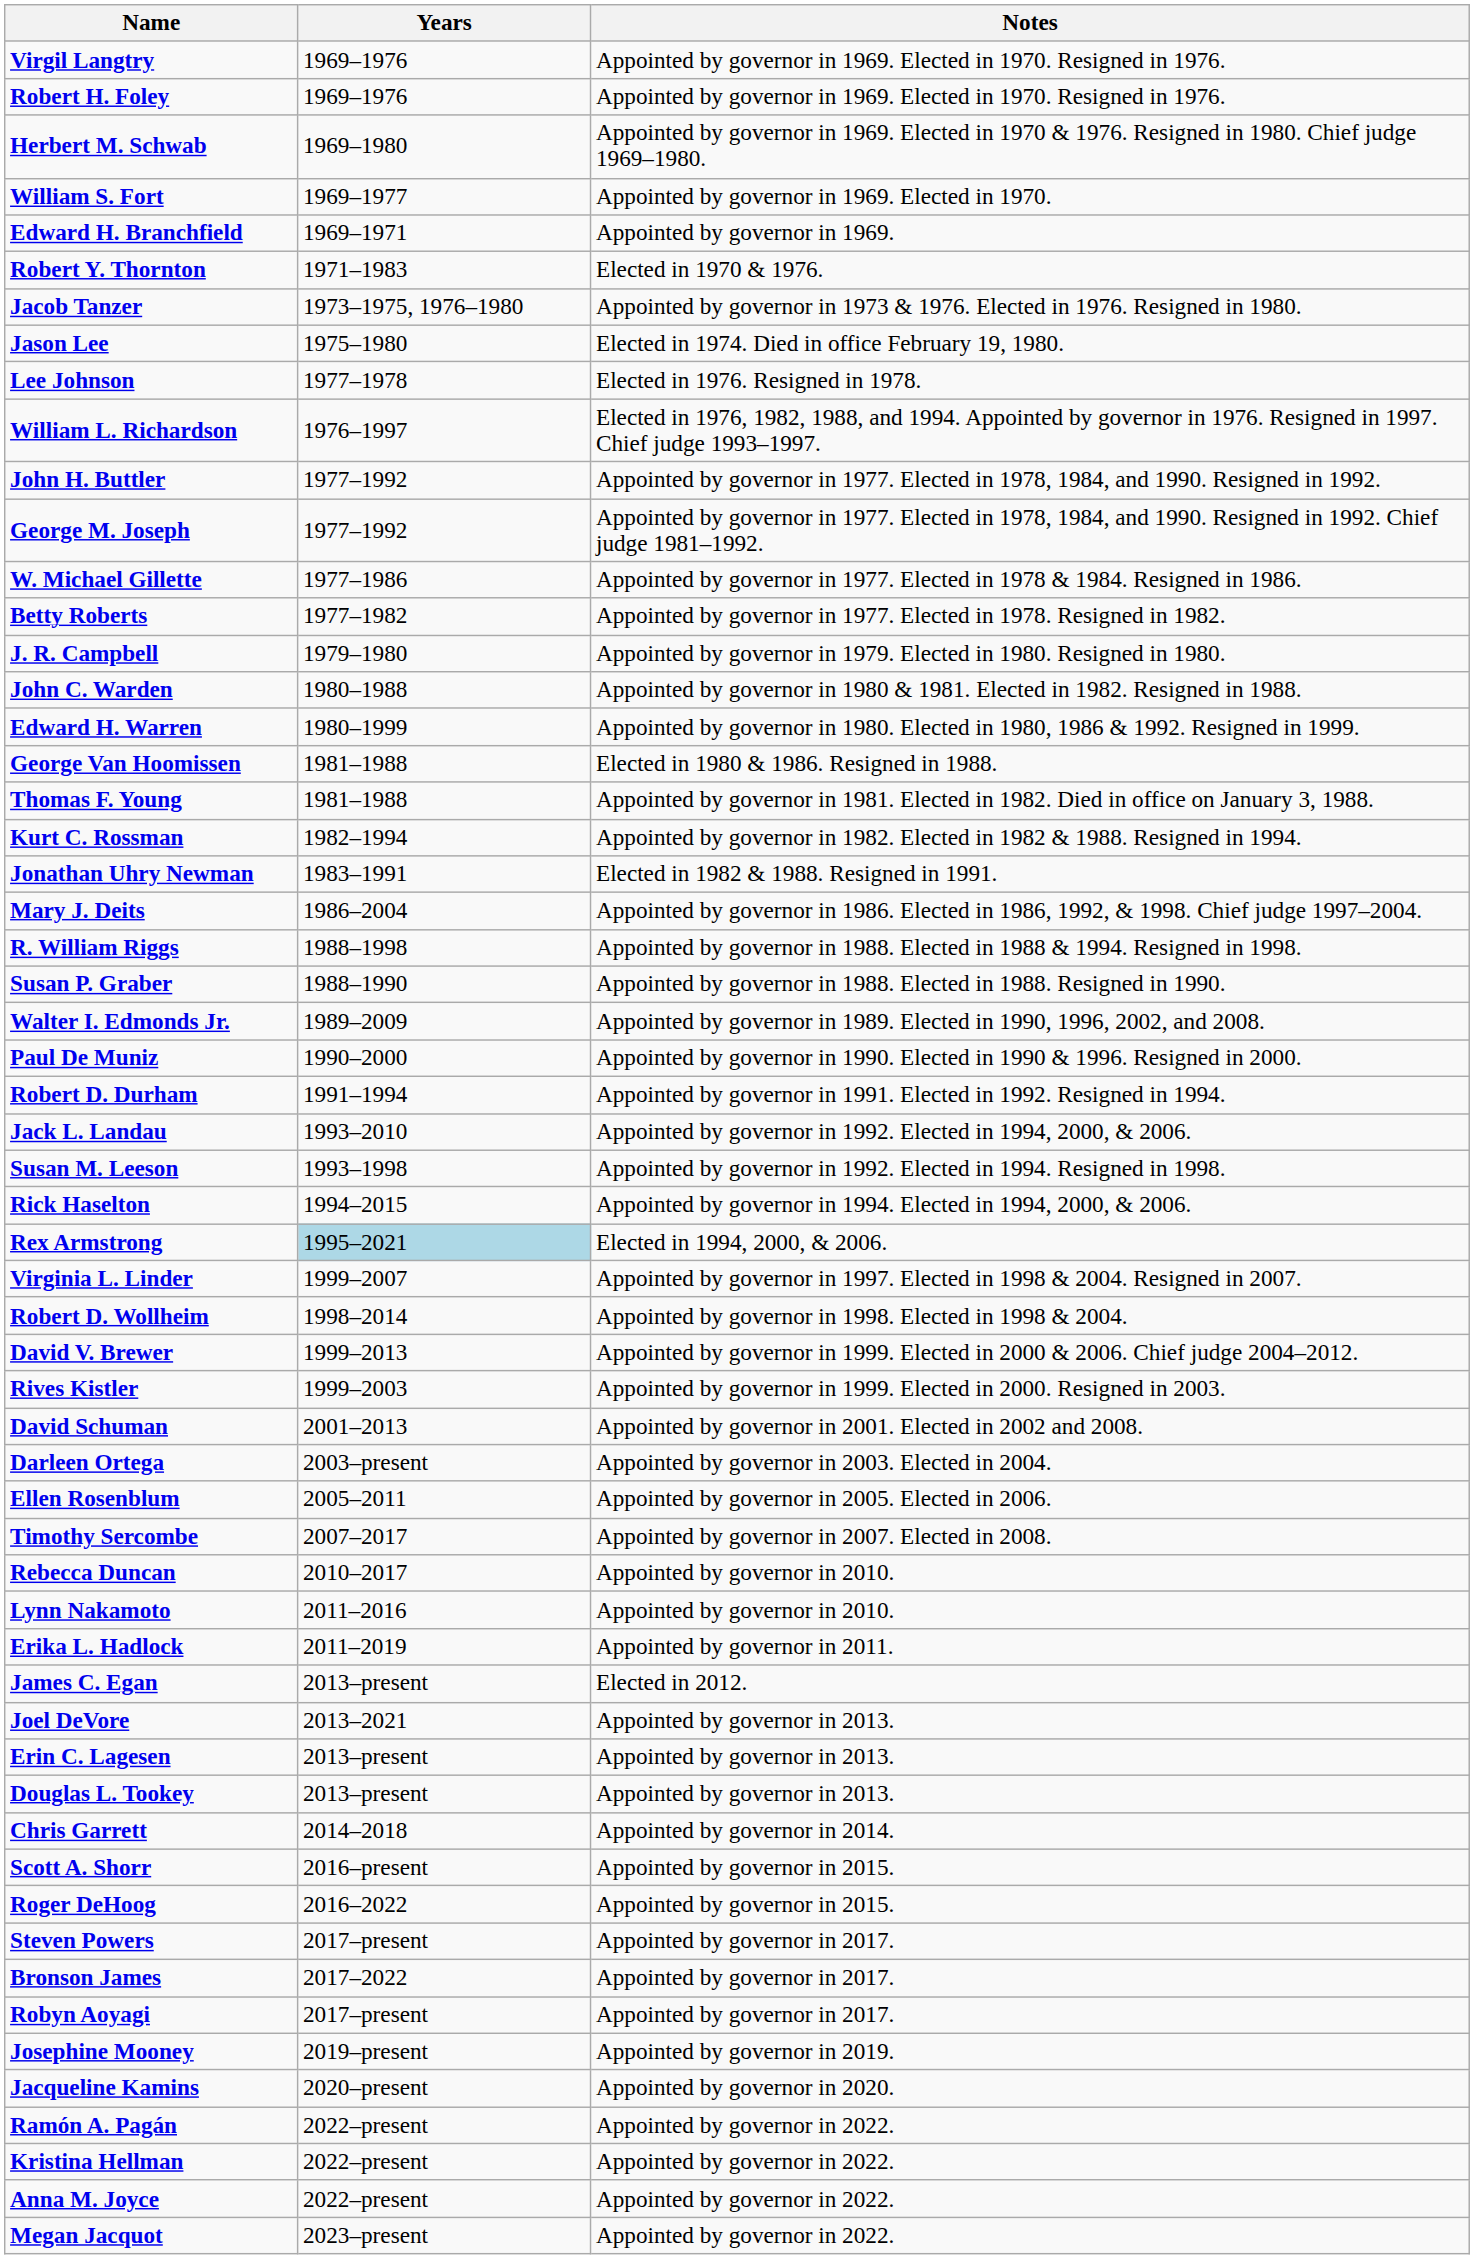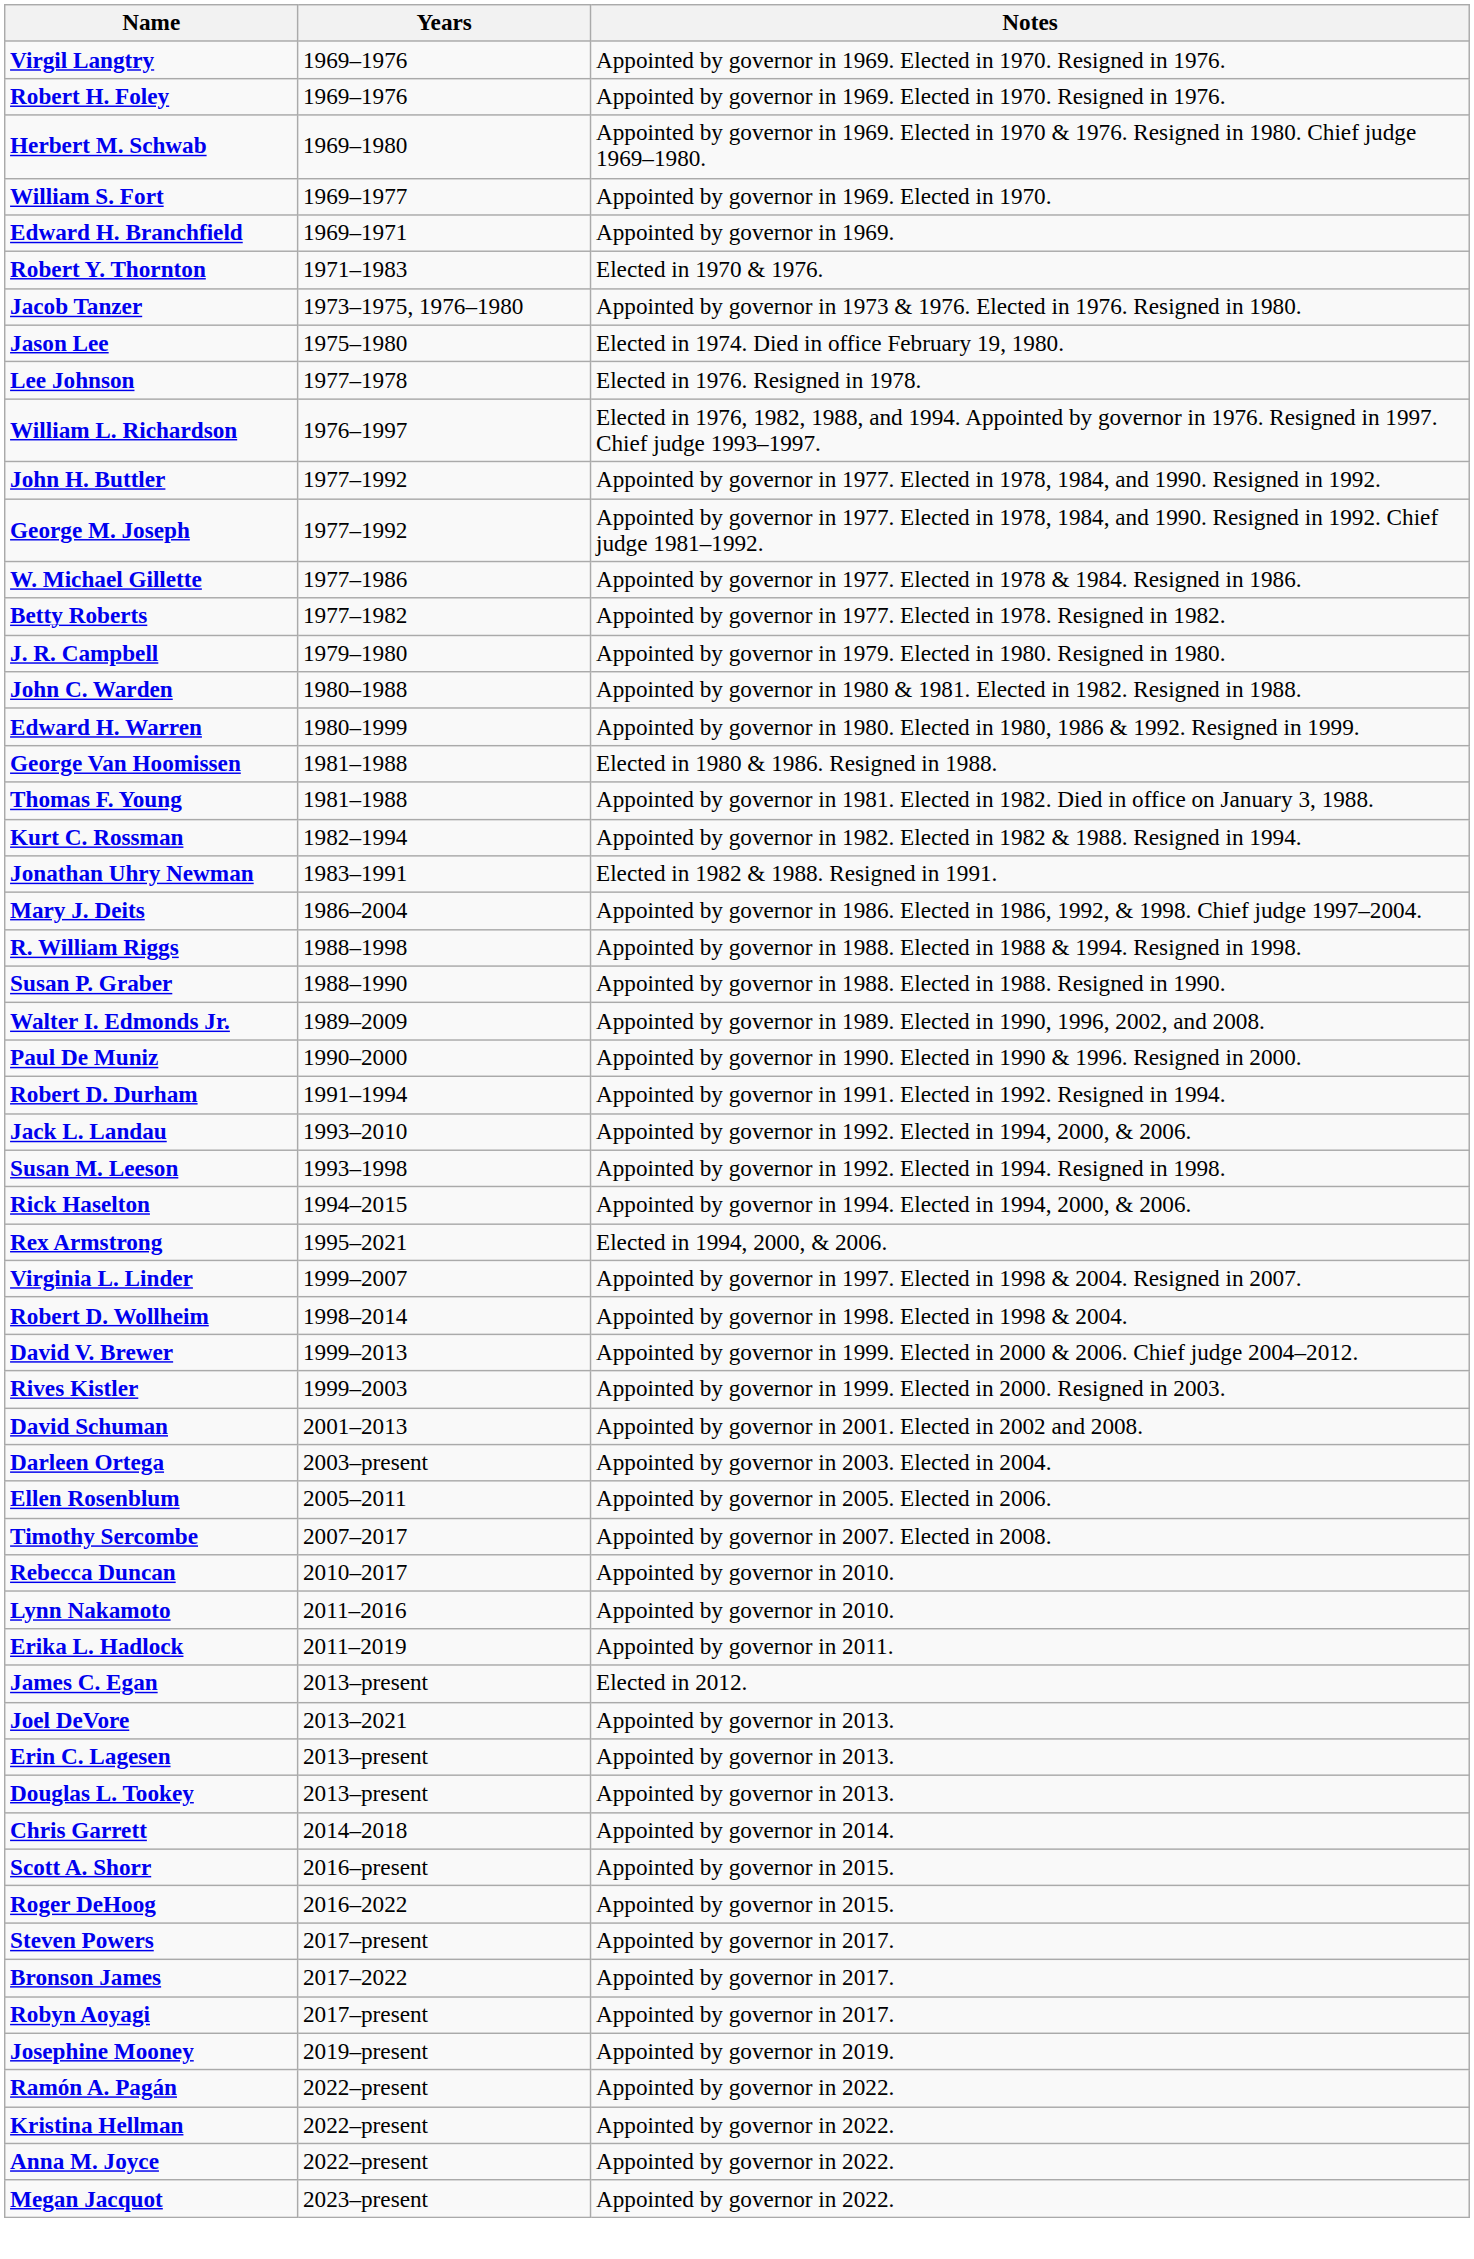(355, 1241) lightblue background -> (355, 1241) no background
- row: (104, 2088)
